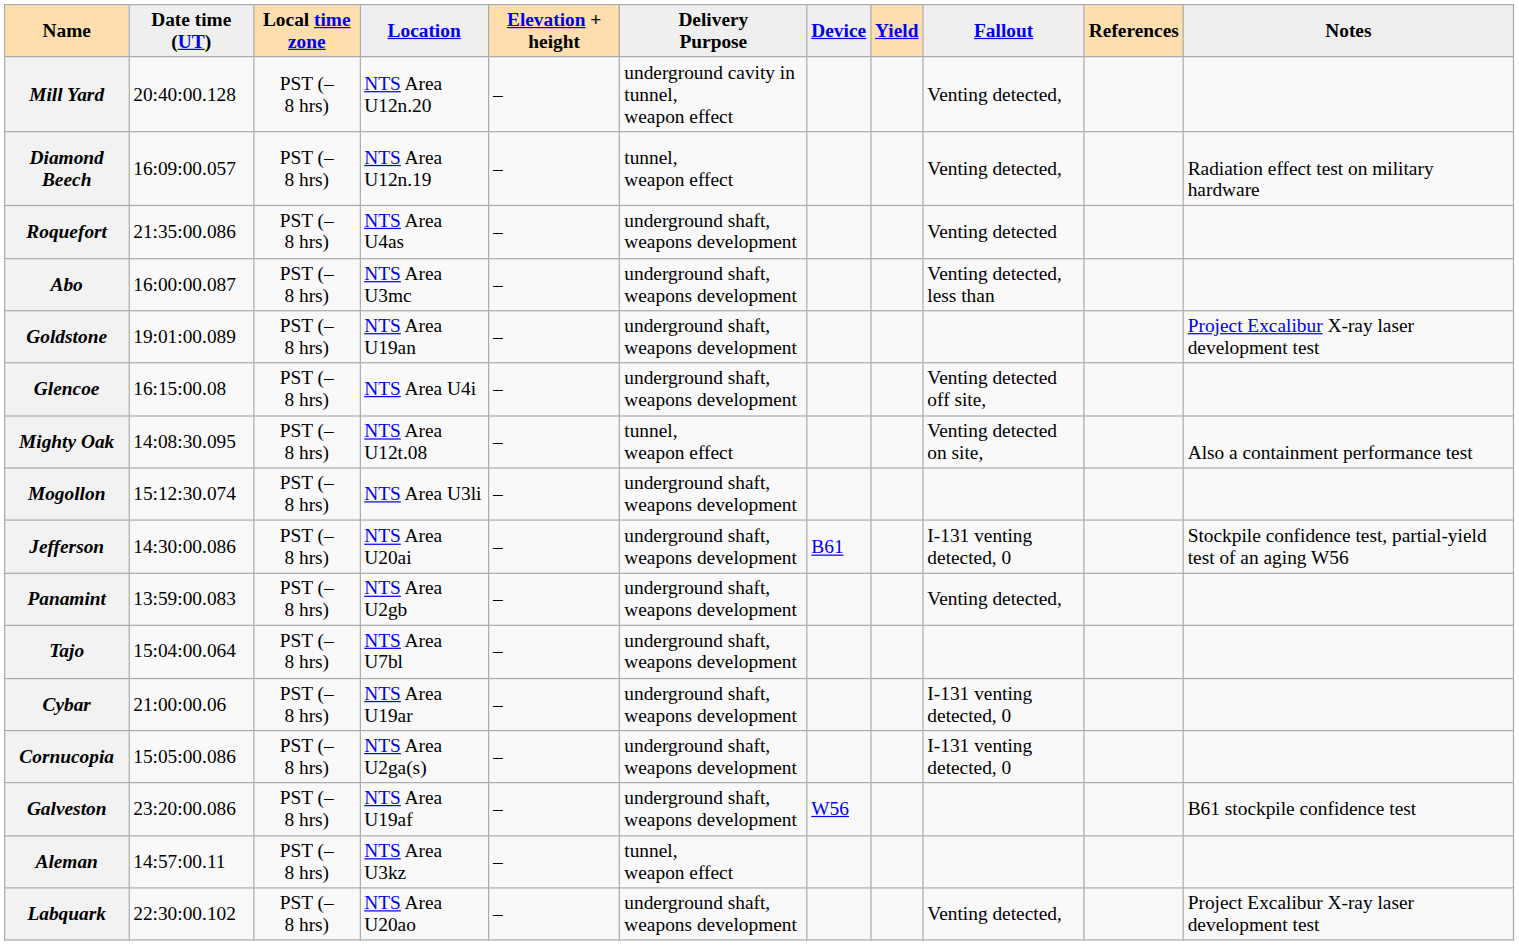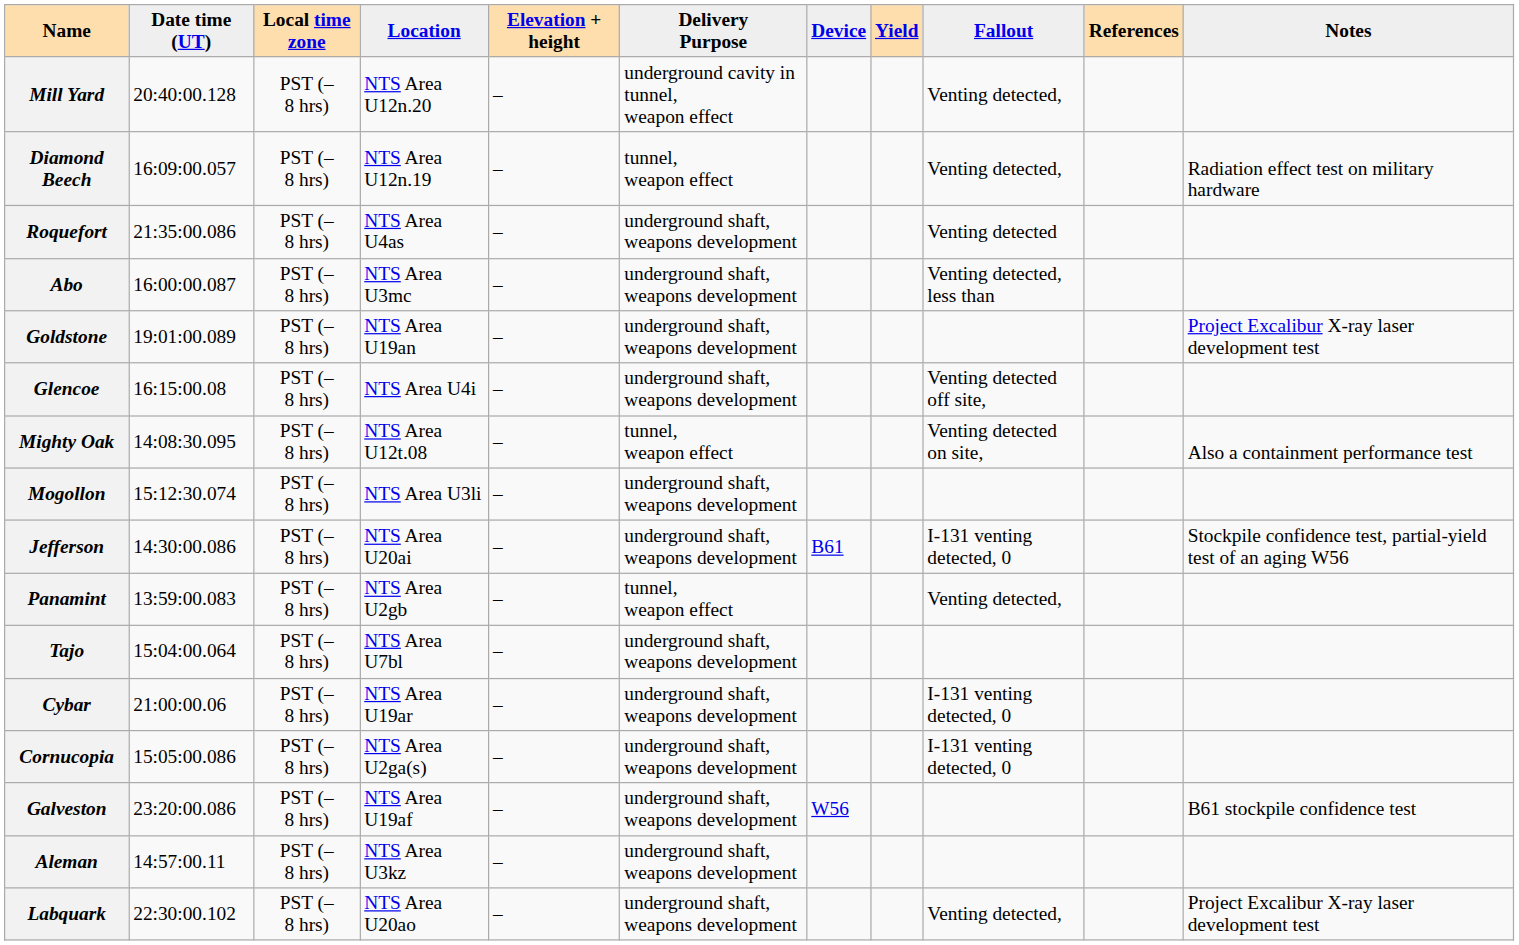(711, 599) underground shaft, weapons development -> (679, 599) tunnel, weapon effect
(679, 861) tunnel, weapon effect -> (711, 861) underground shaft, weapons development
